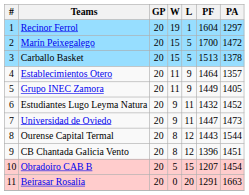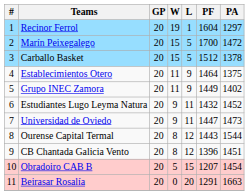(208, 58) 1513 -> (208, 58) 1512
(232, 74) 1357 -> (232, 74) 1375
(232, 89) 1405 -> (232, 89) 1402
